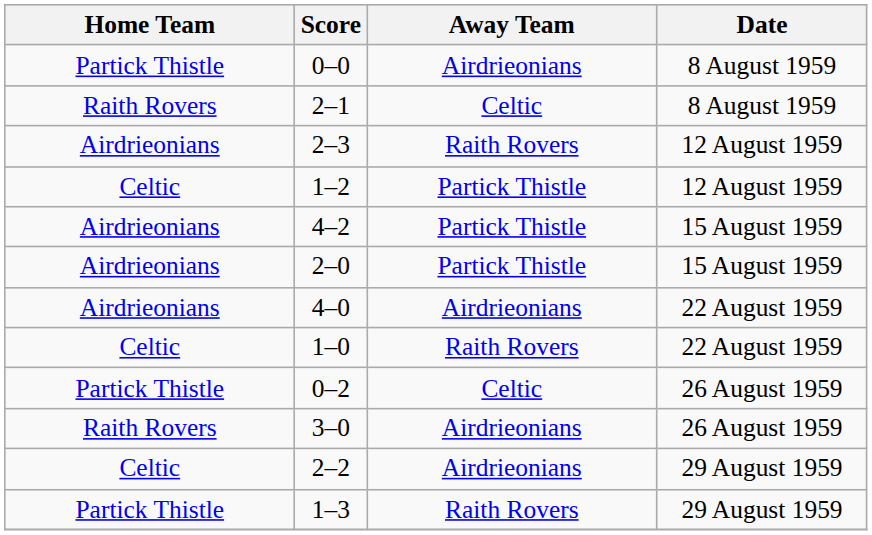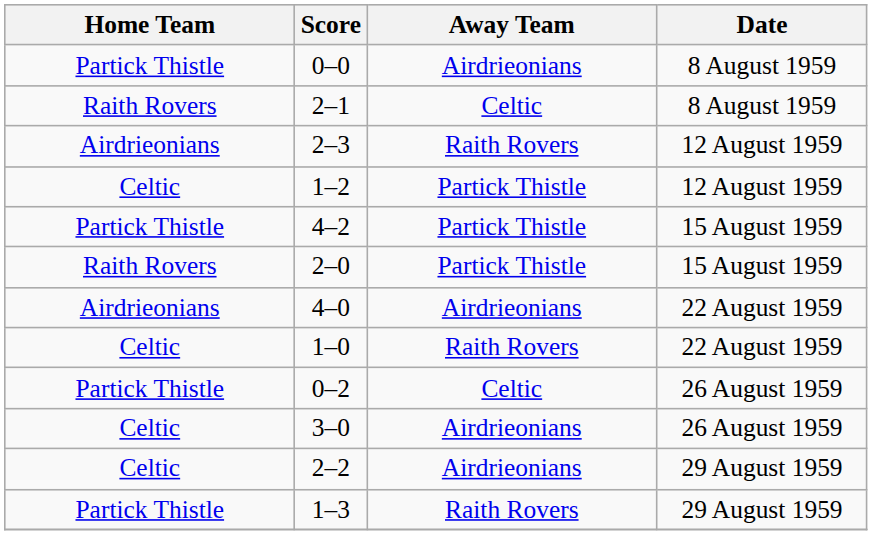(150, 226) Airdrieonians -> (150, 226) Partick Thistle
(150, 266) Airdrieonians -> (150, 266) Raith Rovers
(150, 428) Raith Rovers -> (150, 428) Celtic
